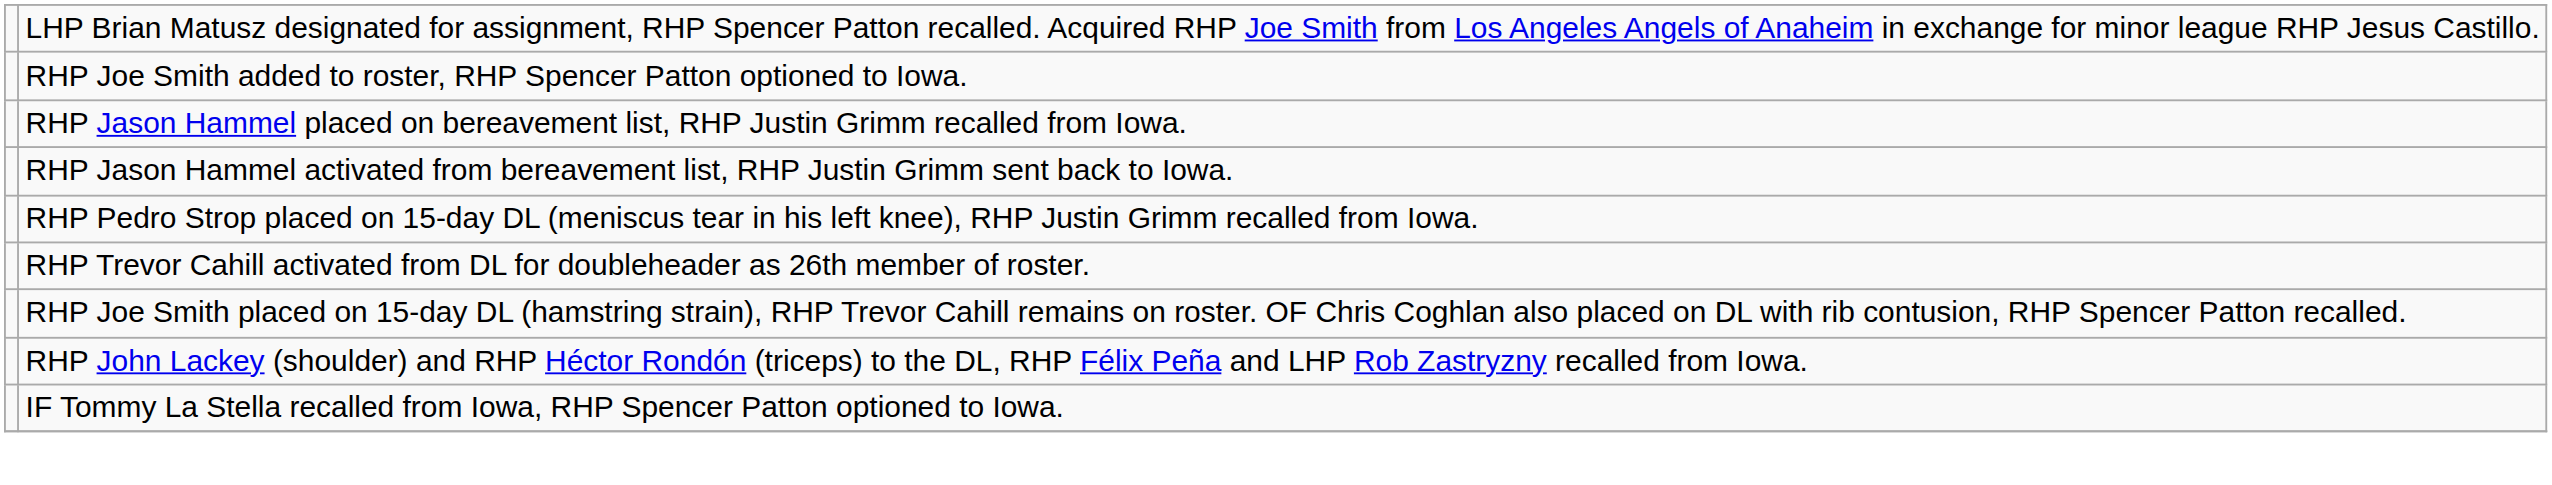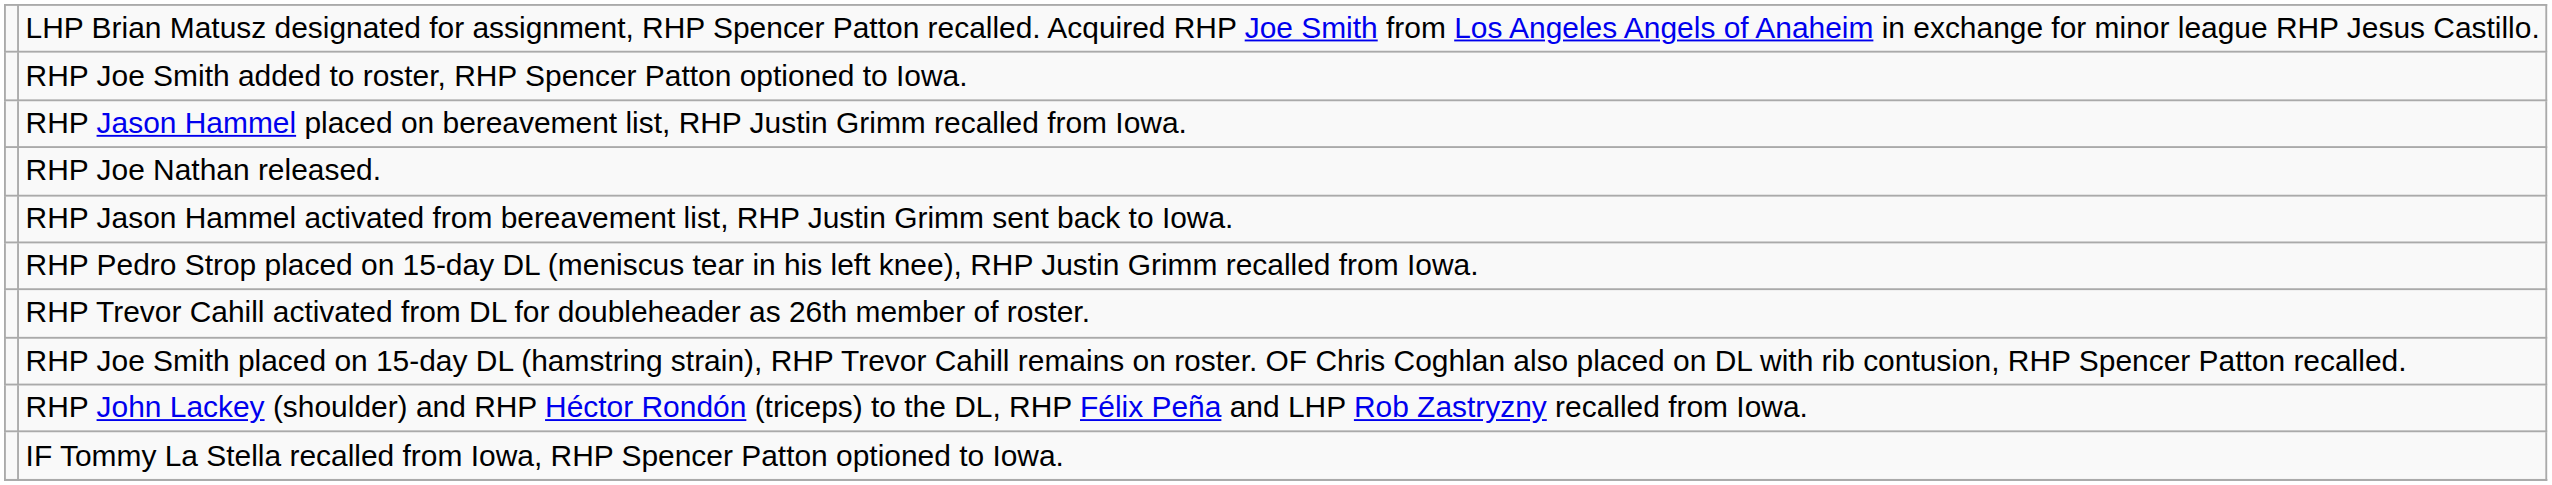+ row: (203, 170)
